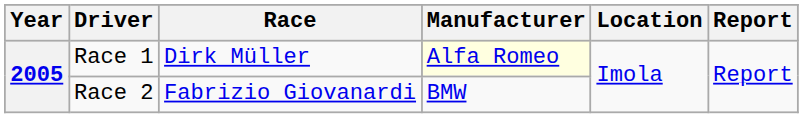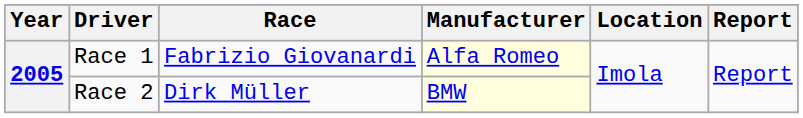(237, 59) Dirk Müller -> (290, 59) Fabrizio Giovanardi
(290, 94) Fabrizio Giovanardi -> (237, 94) Dirk Müller
(447, 94) no background -> (447, 94) lightyellow background
